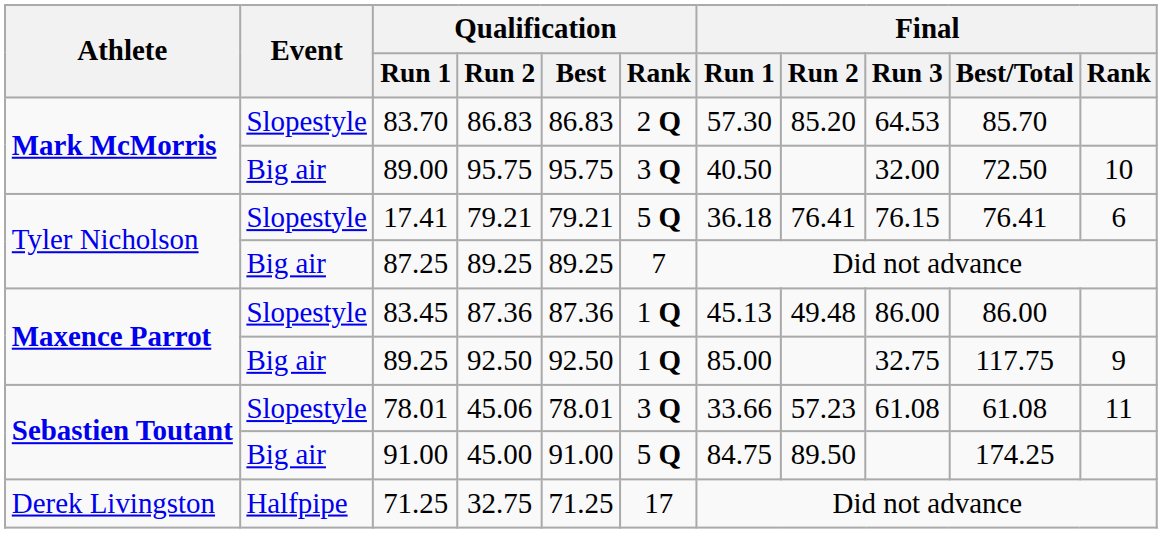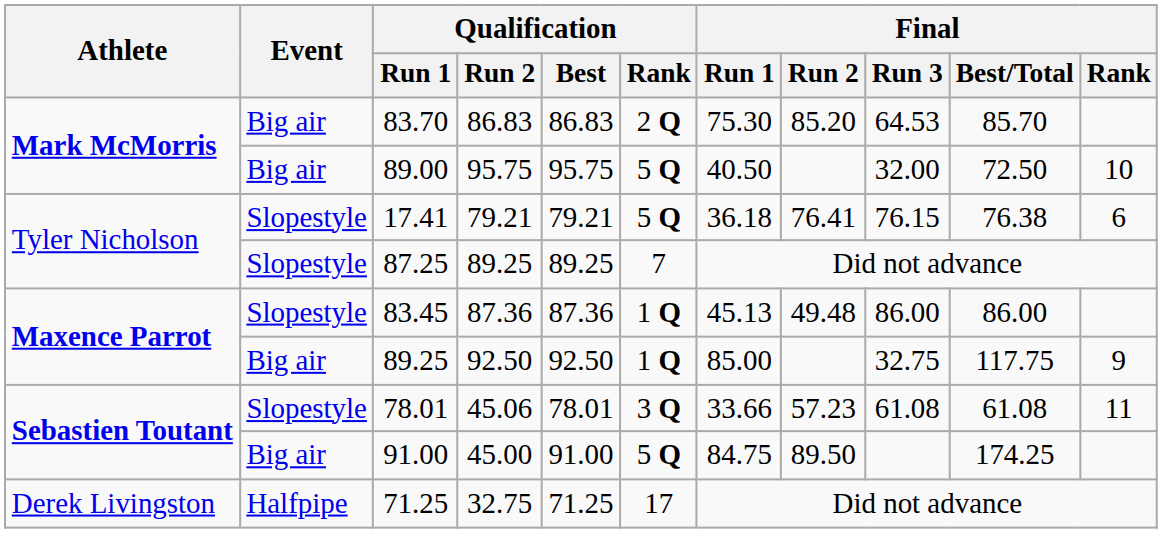(307, 121) Slopestyle -> (286, 121) Big air
(739, 121) 57.30 -> (739, 121) 75.30
(659, 169) 3 Q -> (659, 169) 5 Q
(1015, 217) 76.41 -> (1015, 217) 76.38
(286, 264) Big air -> (307, 264) Slopestyle
